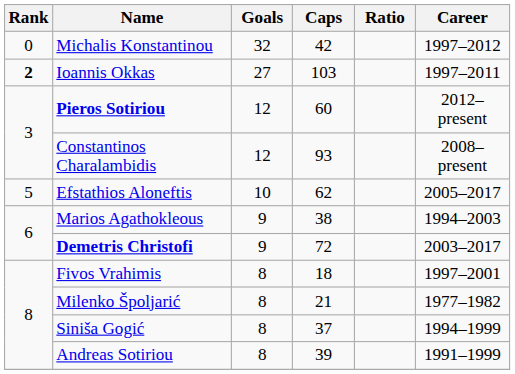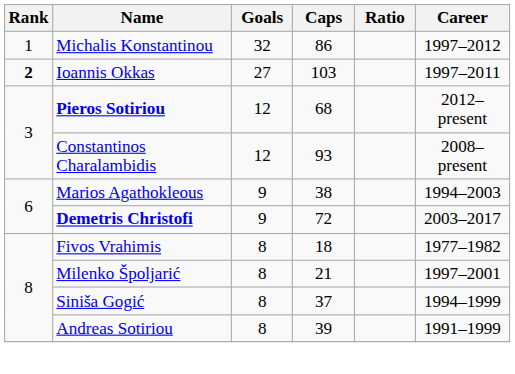(28, 45) 0 -> (28, 45) 1
(324, 45) 42 -> (324, 45) 86
(324, 109) 60 -> (324, 109) 68
- row: (124, 192)
(462, 273) 1997–2001 -> (462, 246) 1977–1982
(462, 300) 1977–1982 -> (462, 273) 1997–2001
